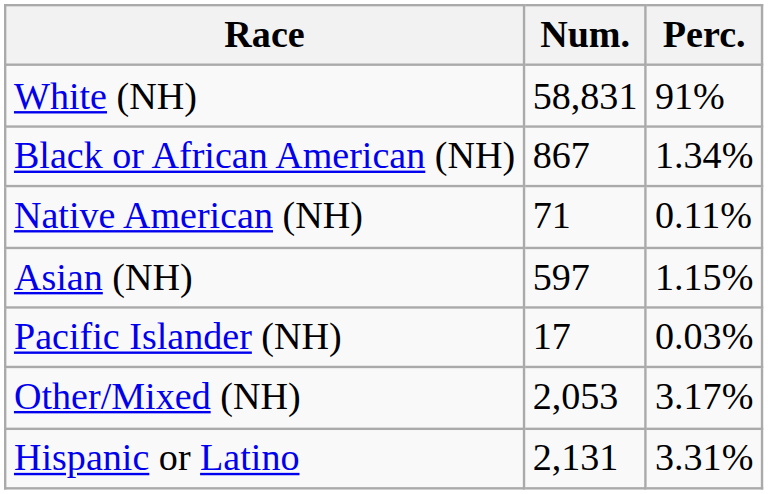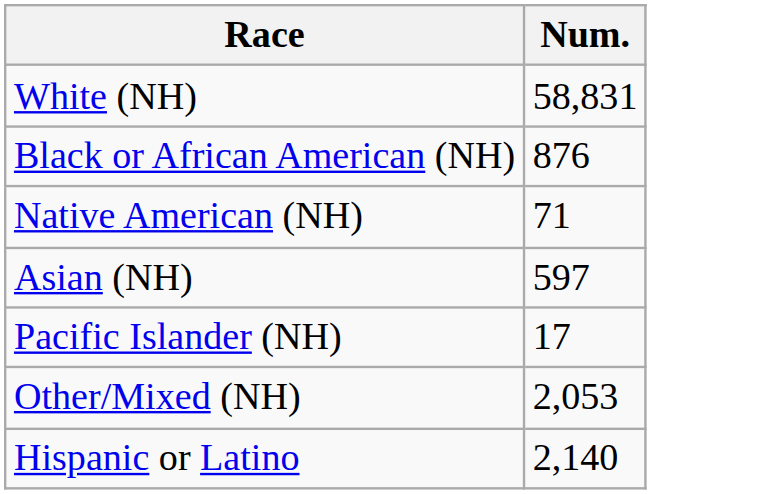- column: (704, 34)
(561, 155) 867 -> (561, 155) 876
(576, 457) 2,131 -> (576, 457) 2,140
